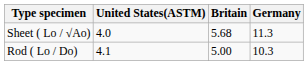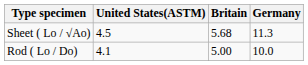(103, 32) 4.0 -> (103, 32) 4.5
(263, 51) 10.3 -> (263, 51) 10.0
